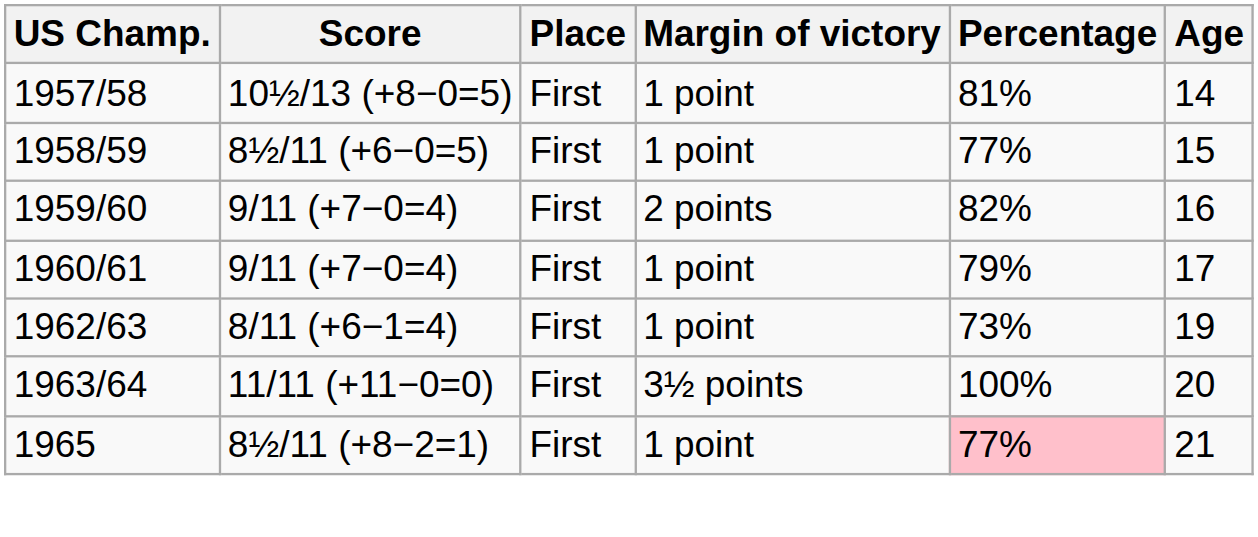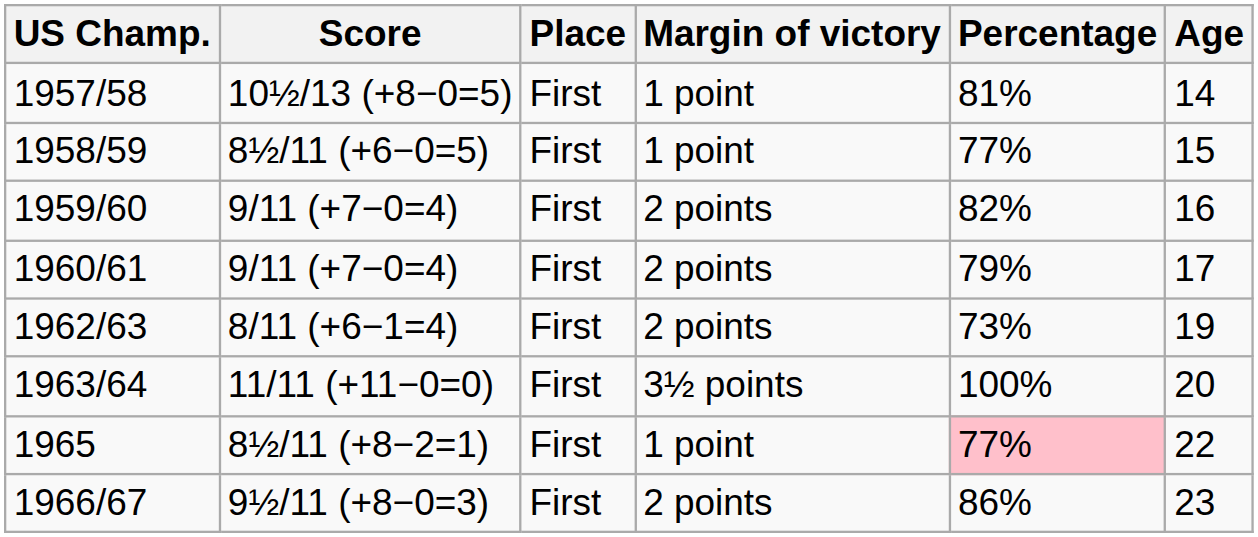(699, 268) 1 point -> (708, 268) 2 points
(699, 326) 1 point -> (708, 326) 2 points
(1195, 444) 21 -> (1195, 444) 22
+ row: (80, 502)
